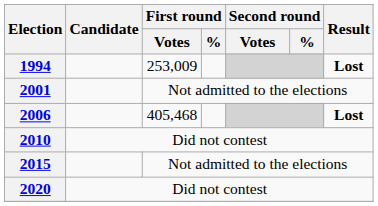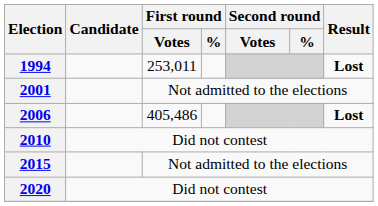(172, 66) 253,009 -> (172, 66) 253,011
(172, 115) 405,468 -> (172, 115) 405,486
